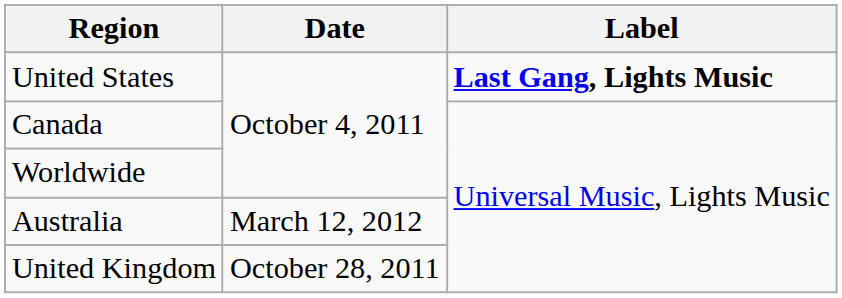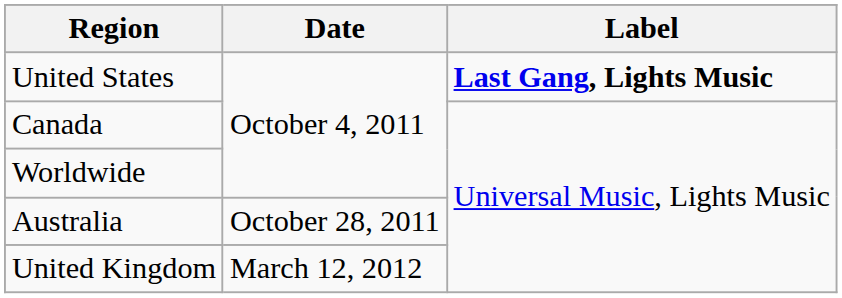(326, 220) March 12, 2012 -> (335, 220) October 28, 2011
(335, 268) October 28, 2011 -> (326, 268) March 12, 2012
